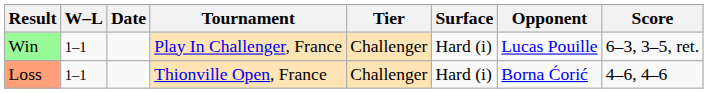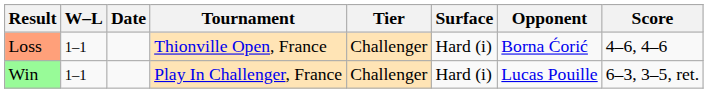rows swapped: (23, 46) <-> (25, 74)
